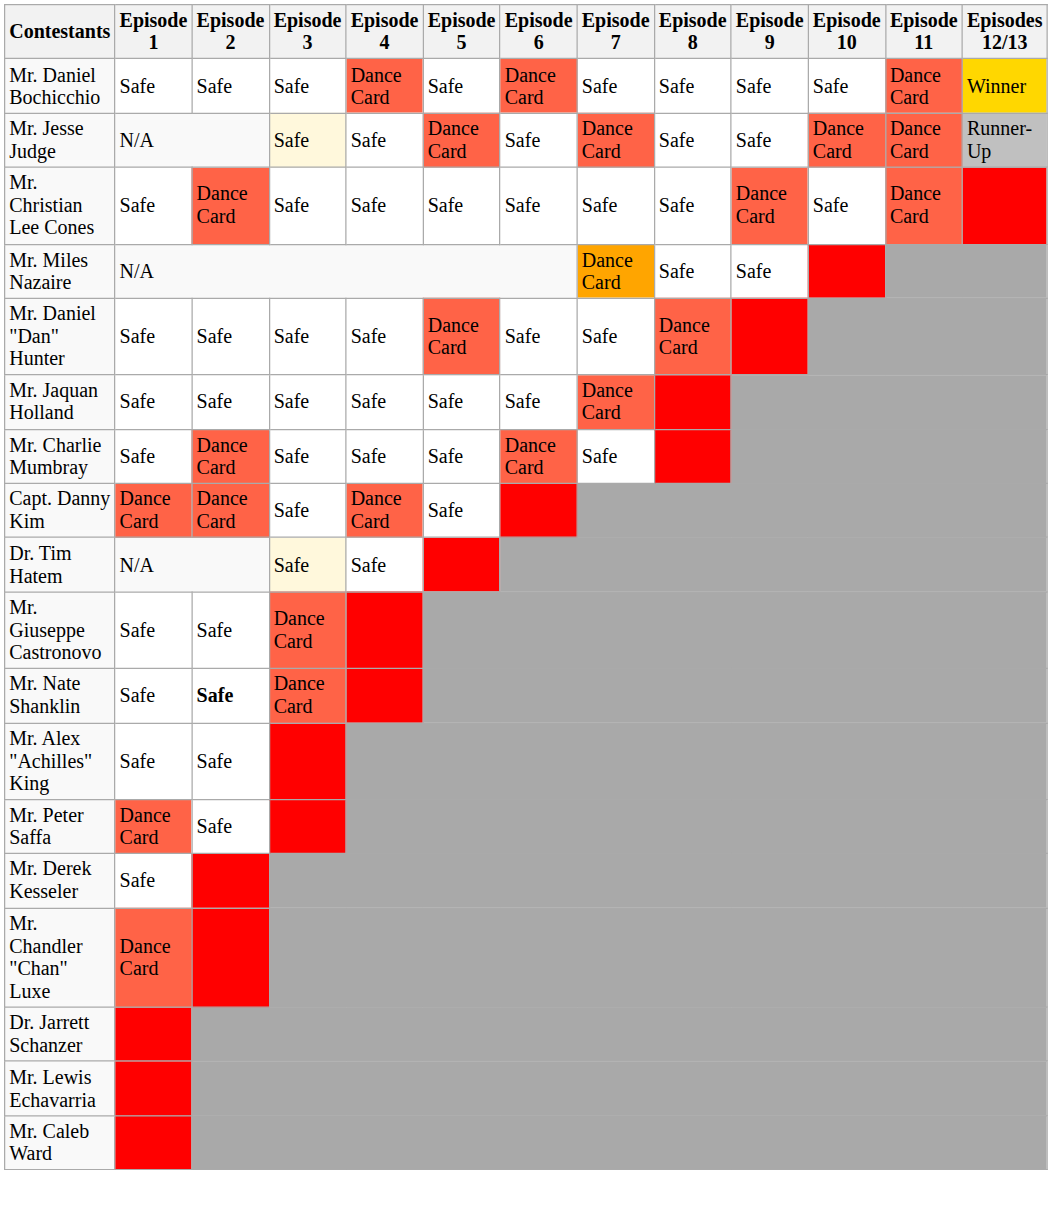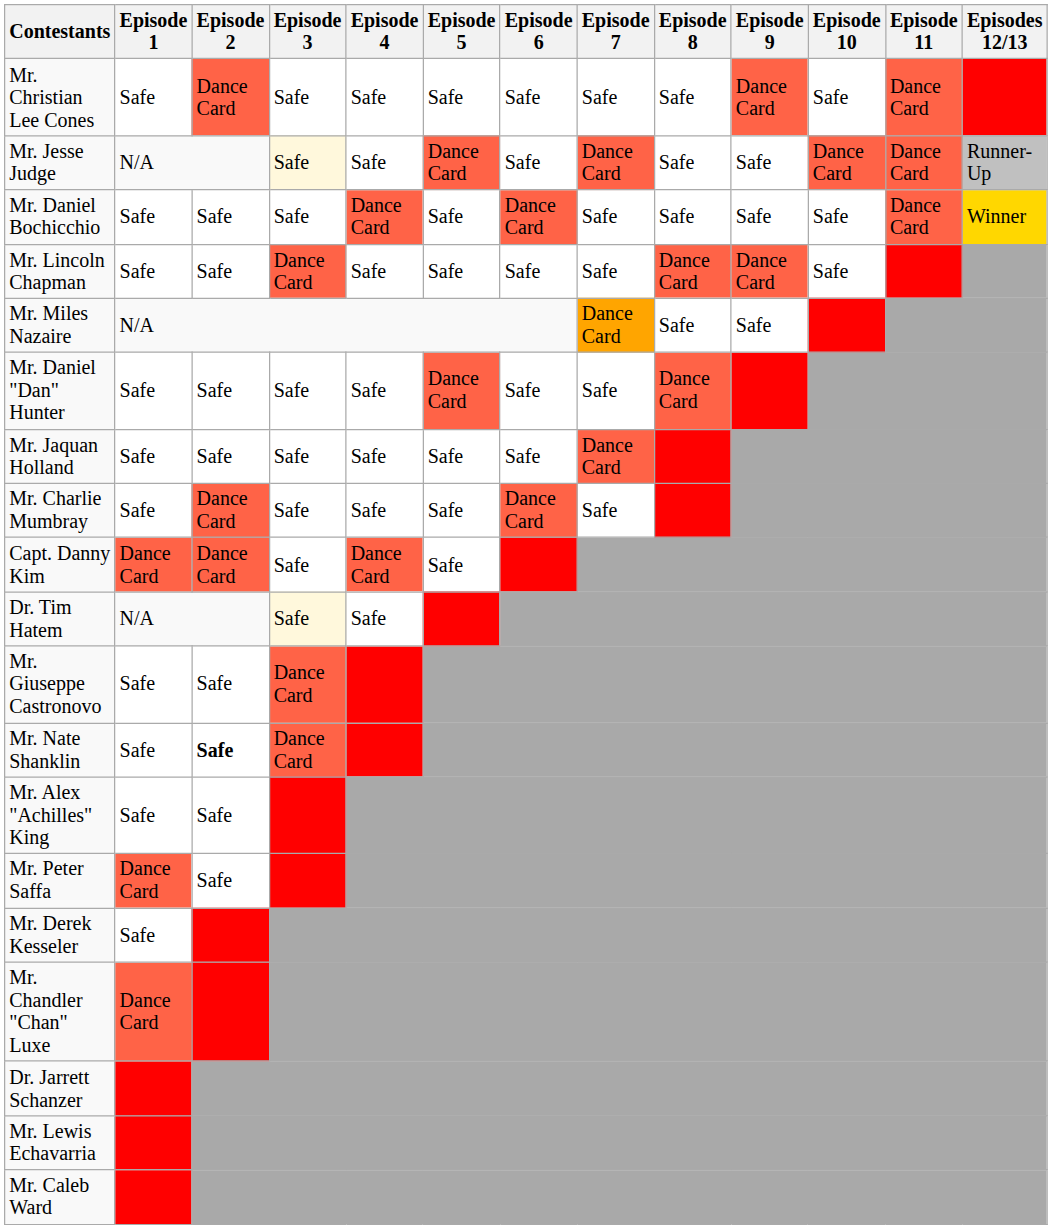rows swapped: (55, 85) <-> (52, 205)
+ row: (57, 270)
